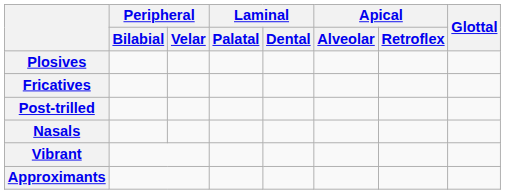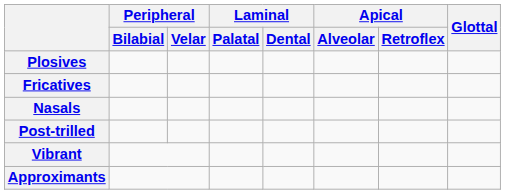rows swapped: (57, 131) <-> (57, 108)
